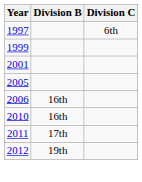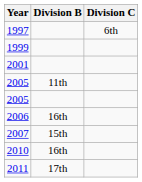+ row: (18, 82)
+ row: (18, 133)
- row: (18, 151)
